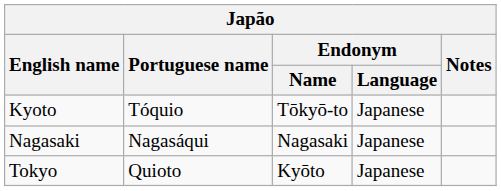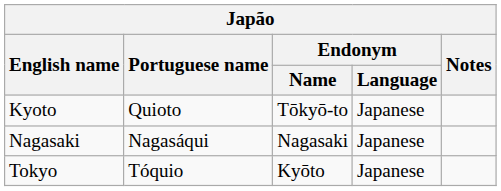(156, 110) Tóquio -> (155, 110) Quioto
(155, 170) Quioto -> (156, 170) Tóquio
